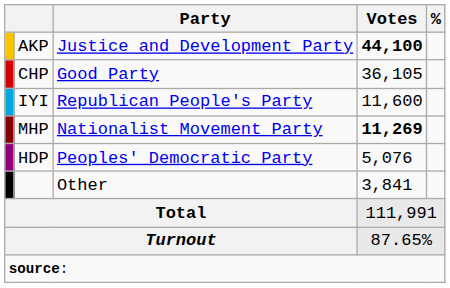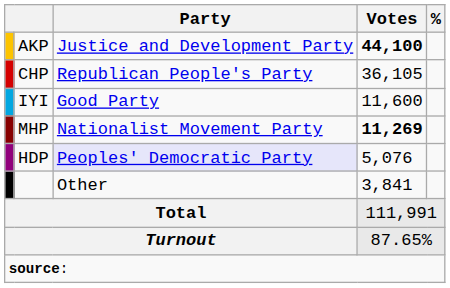(108, 74) Good Party -> (185, 74) Republican People's Party
(185, 102) Republican People's Party -> (108, 102) Good Party
(185, 157) no background -> (185, 157) lavender background
